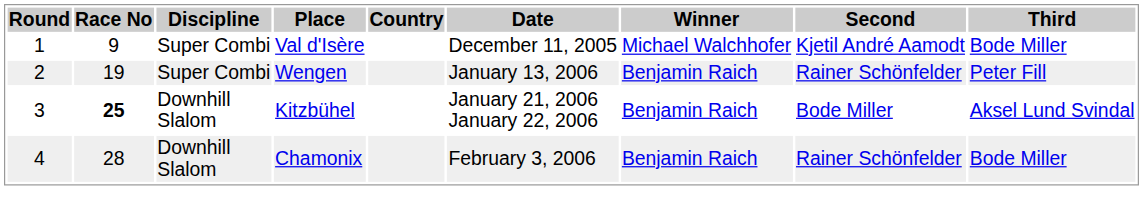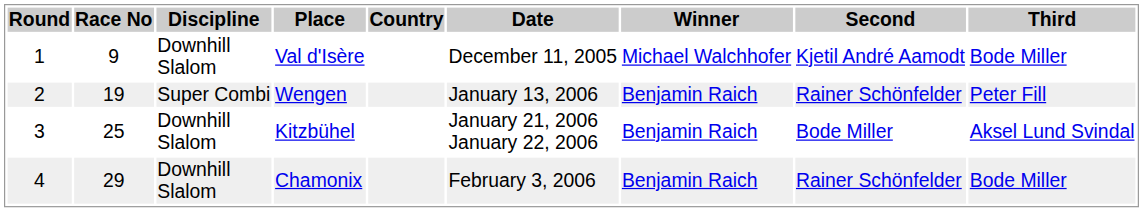(214, 46) Super Combi -> (194, 57) Downhill Slalom
(114, 110) bold -> (114, 132) normal
(114, 158) 28 -> (114, 180) 29
